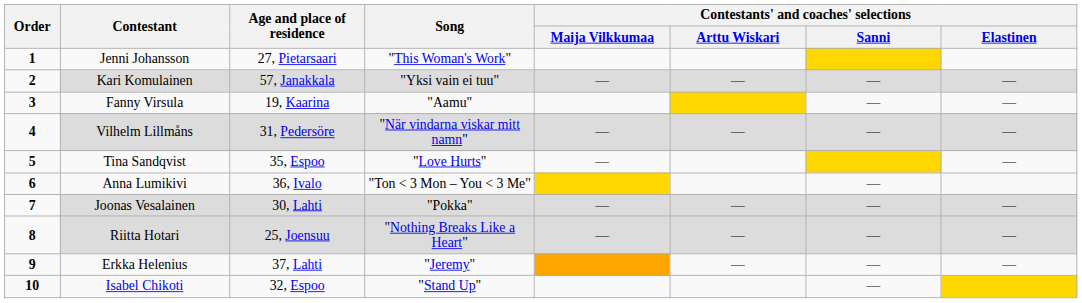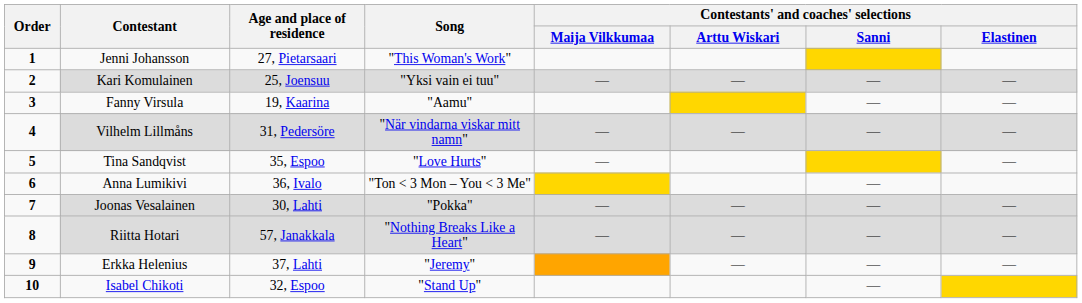(297, 80) 57, Janakkala -> (297, 80) 25, Joensuu
(297, 235) 25, Joensuu -> (297, 235) 57, Janakkala
